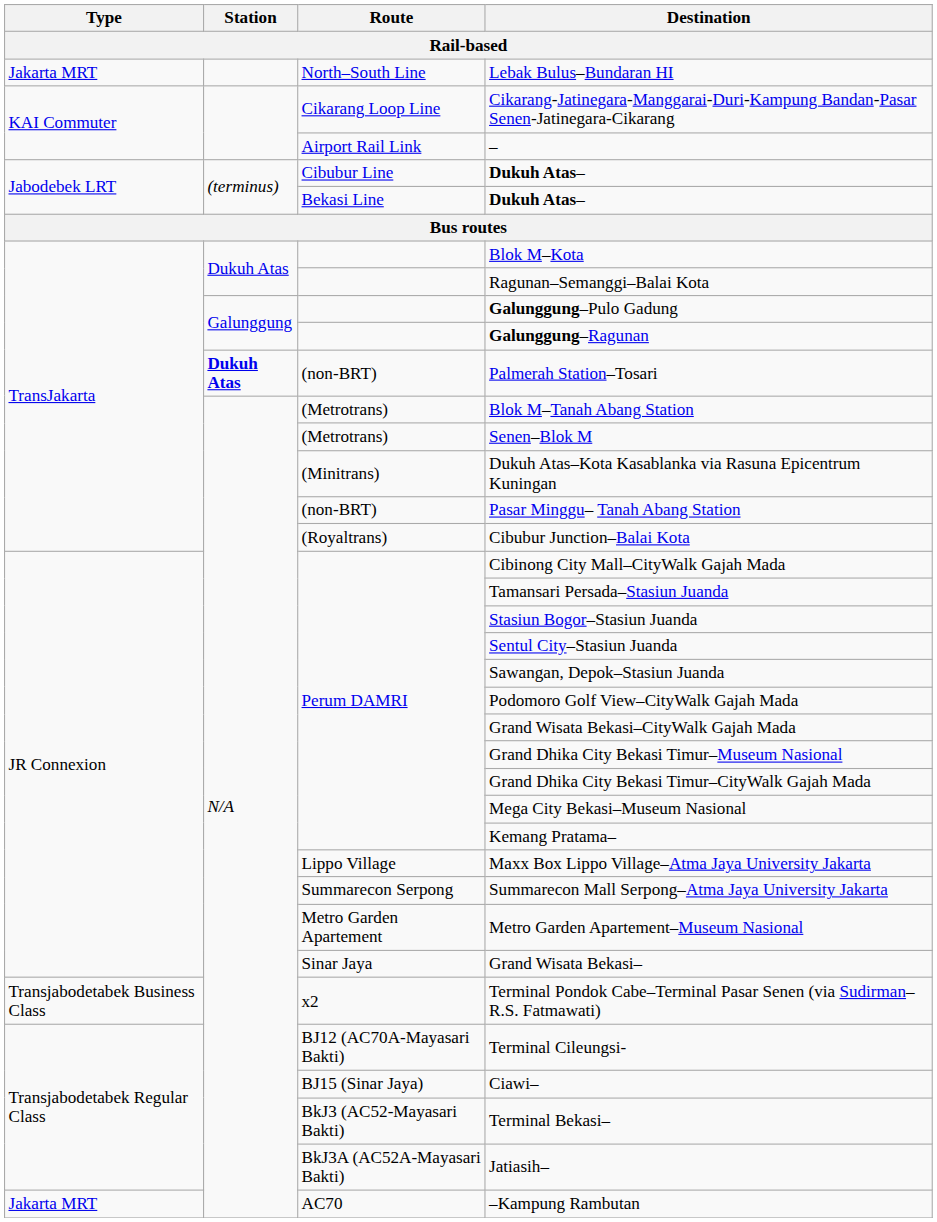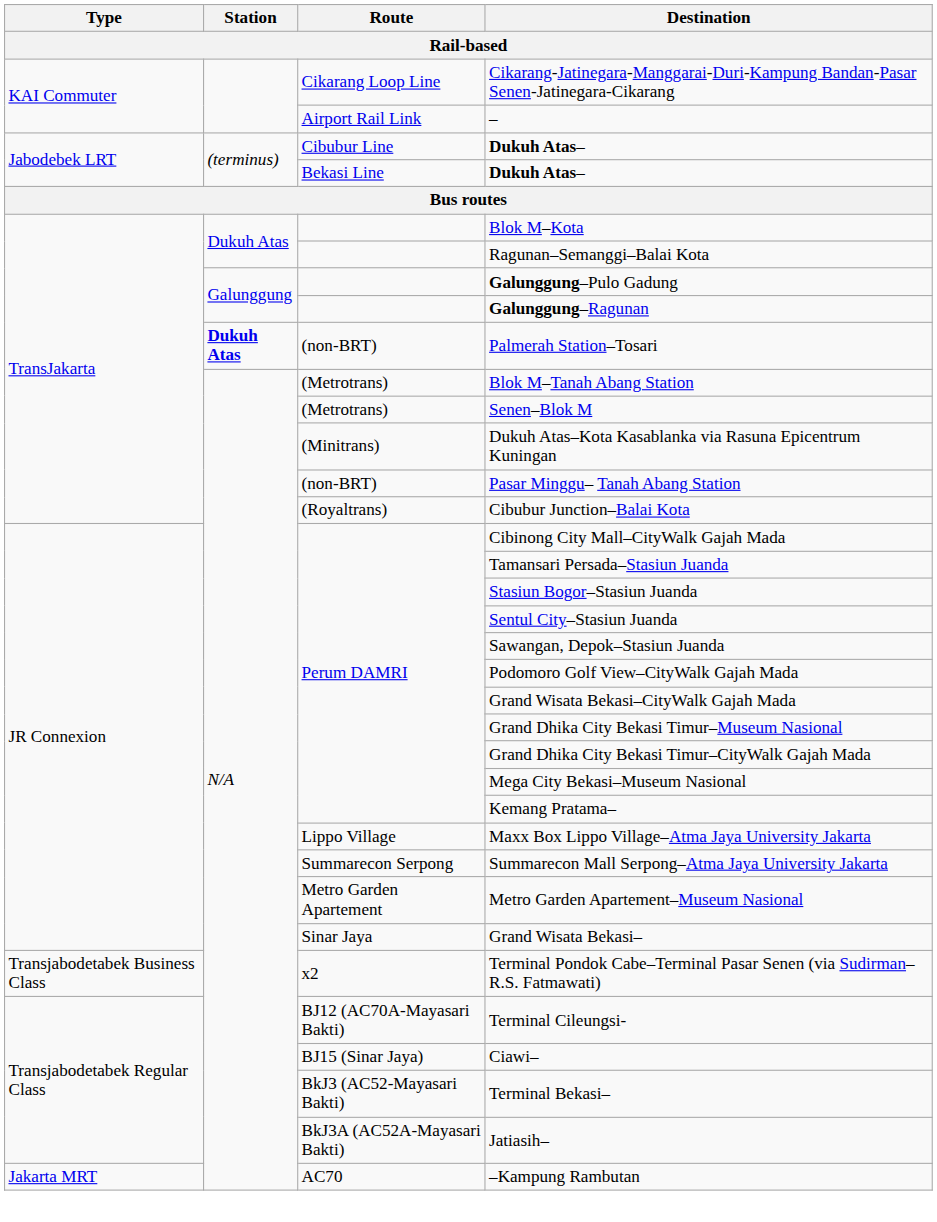- row: (364, 72)
